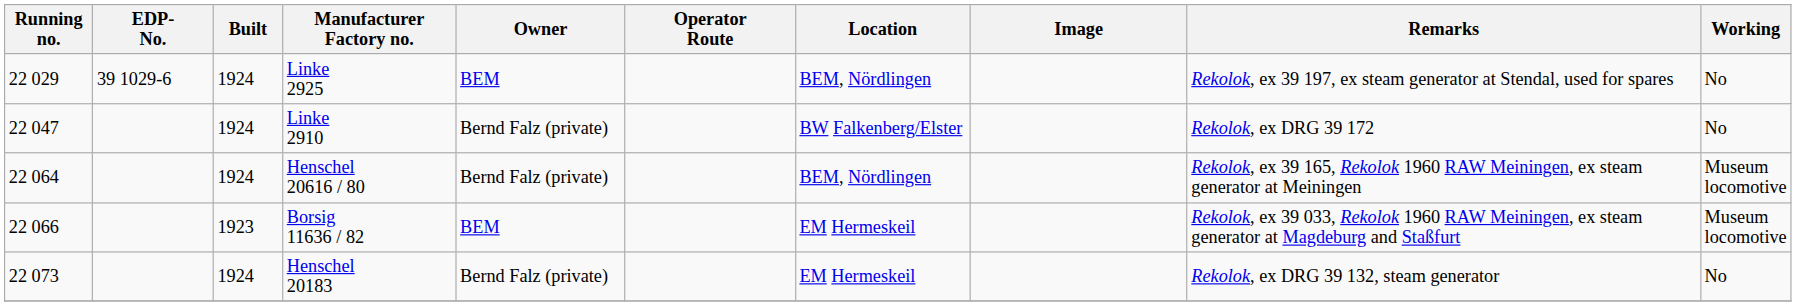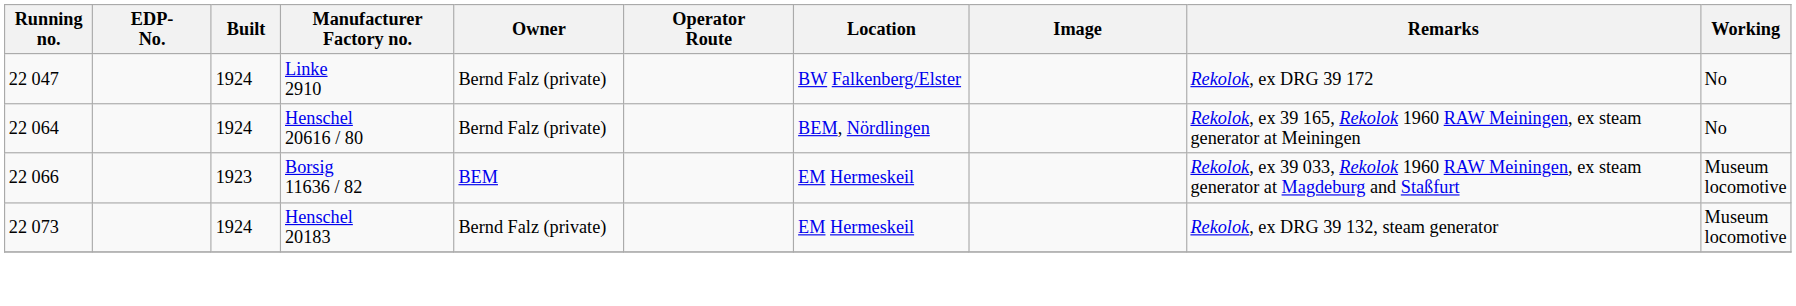- row: (308, 78)
(1746, 177) Museum locomotive -> (1716, 128) No
(1716, 276) No -> (1746, 227) Museum locomotive
